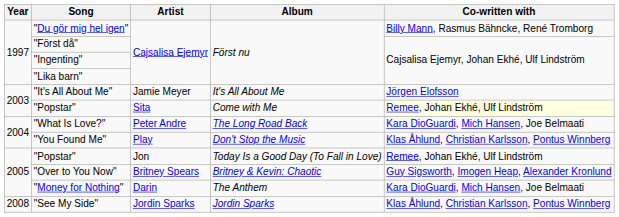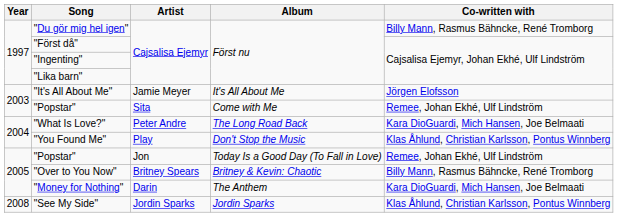(464, 108) lightyellow background -> (464, 108) no background
(499, 172) Guy Sigsworth, Imogen Heap, Alexander Kronlund -> (490, 172) Billy Mann, Rasmus Bähncke, René Tromborg
